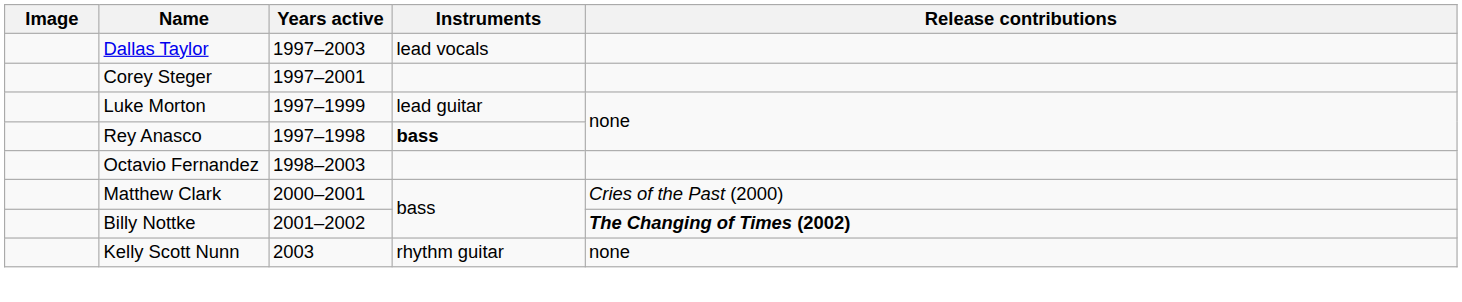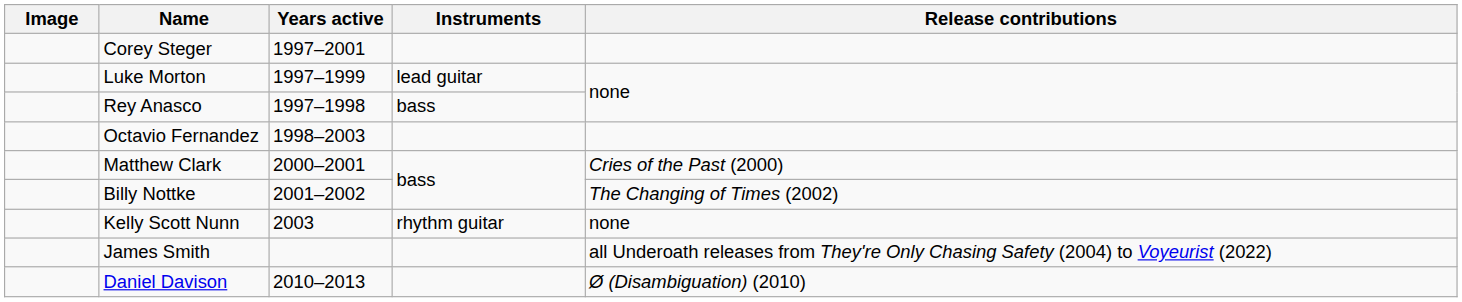- row: (156, 48)
(417, 135) bold -> (416, 106) normal
(720, 223) bold -> (714, 194) normal
+ row: (157, 252)
+ row: (165, 281)
